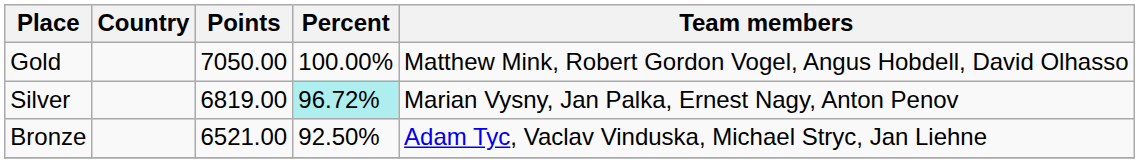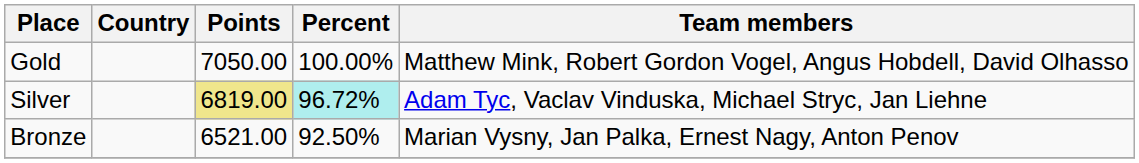(244, 99) no background -> (244, 99) khaki background
(681, 99) Marian Vysny, Jan Palka, Ernest Nagy, Anton Penov -> (696, 99) Adam Tyc, Vaclav Vinduska, Michael Stryc, Jan Liehne
(696, 137) Adam Tyc, Vaclav Vinduska, Michael Stryc, Jan Liehne -> (681, 137) Marian Vysny, Jan Palka, Ernest Nagy, Anton Penov
